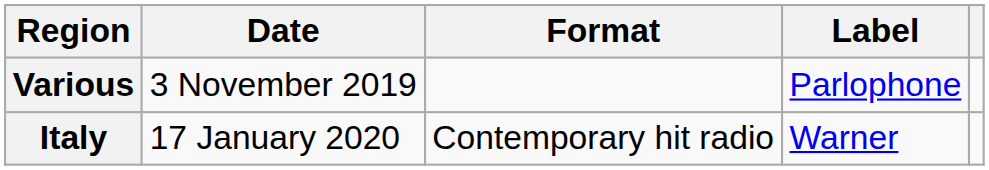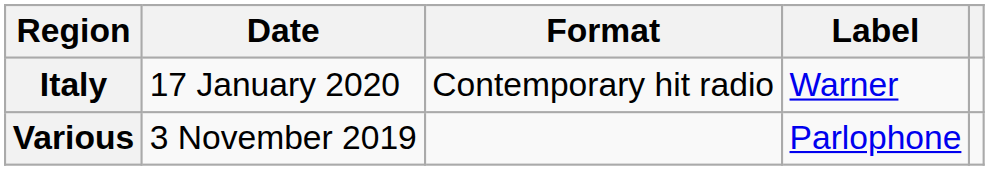rows swapped: (73, 84) <-> (73, 137)
